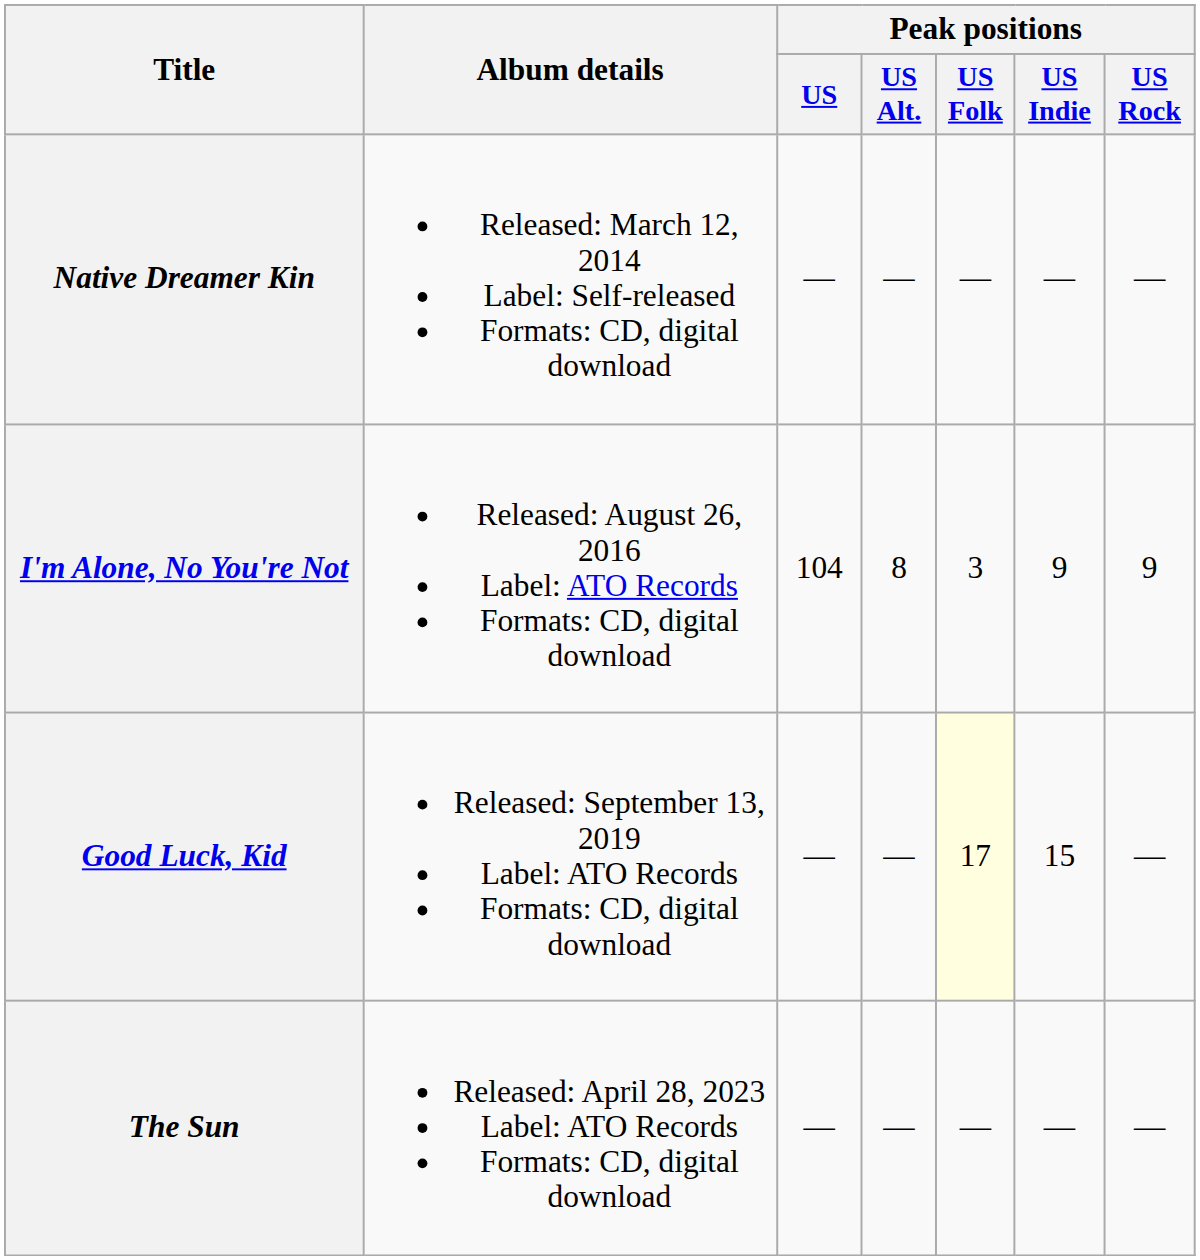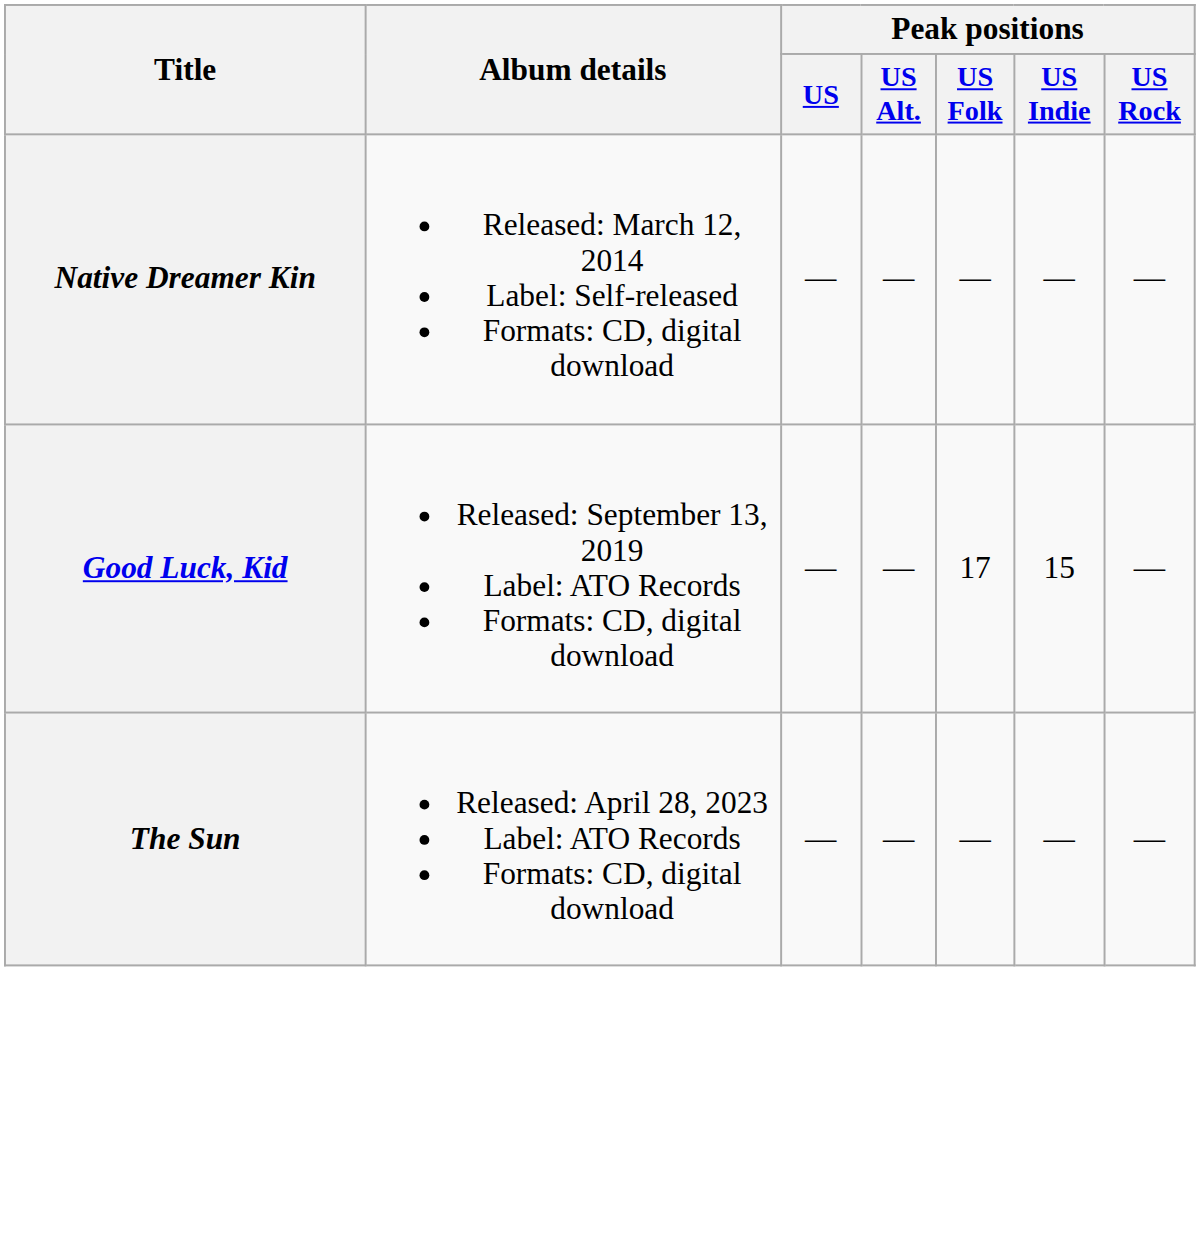- row: (184, 567)
(975, 856) lightyellow background -> (975, 567) no background
